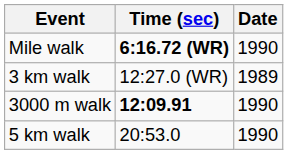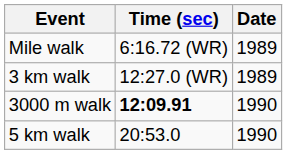(174, 47) bold -> (174, 47) normal
(258, 47) 1990 -> (257, 47) 1989
